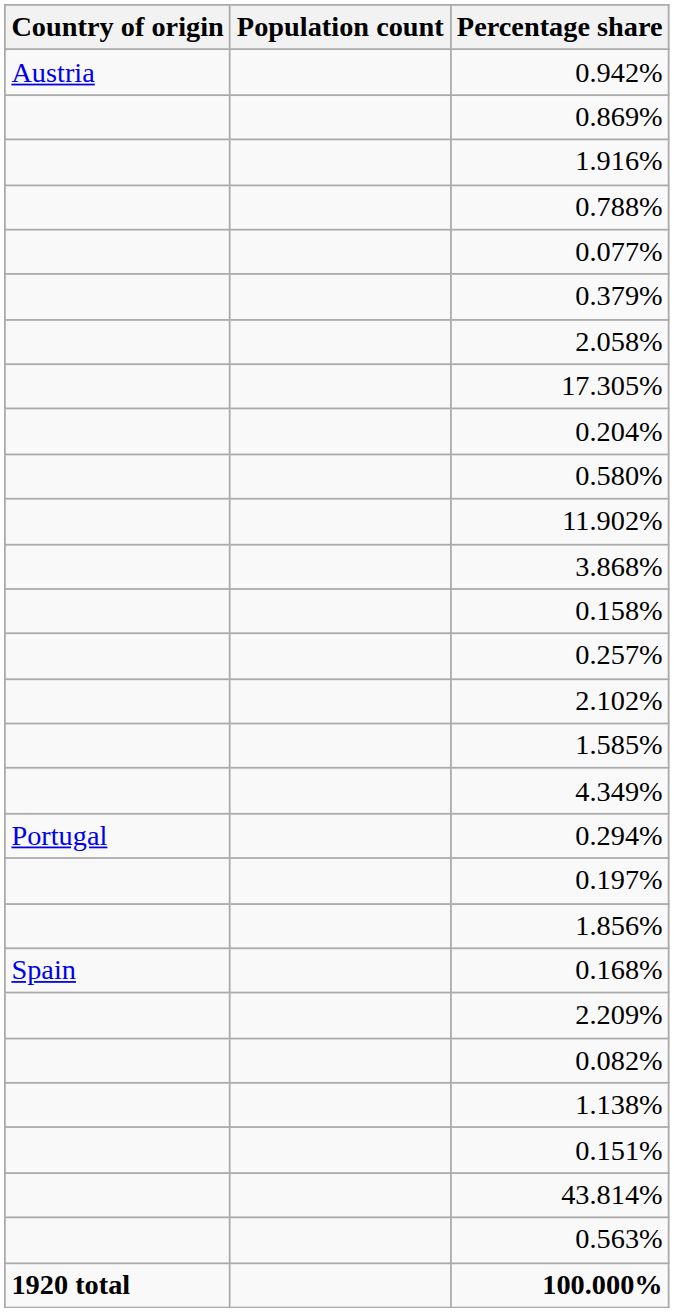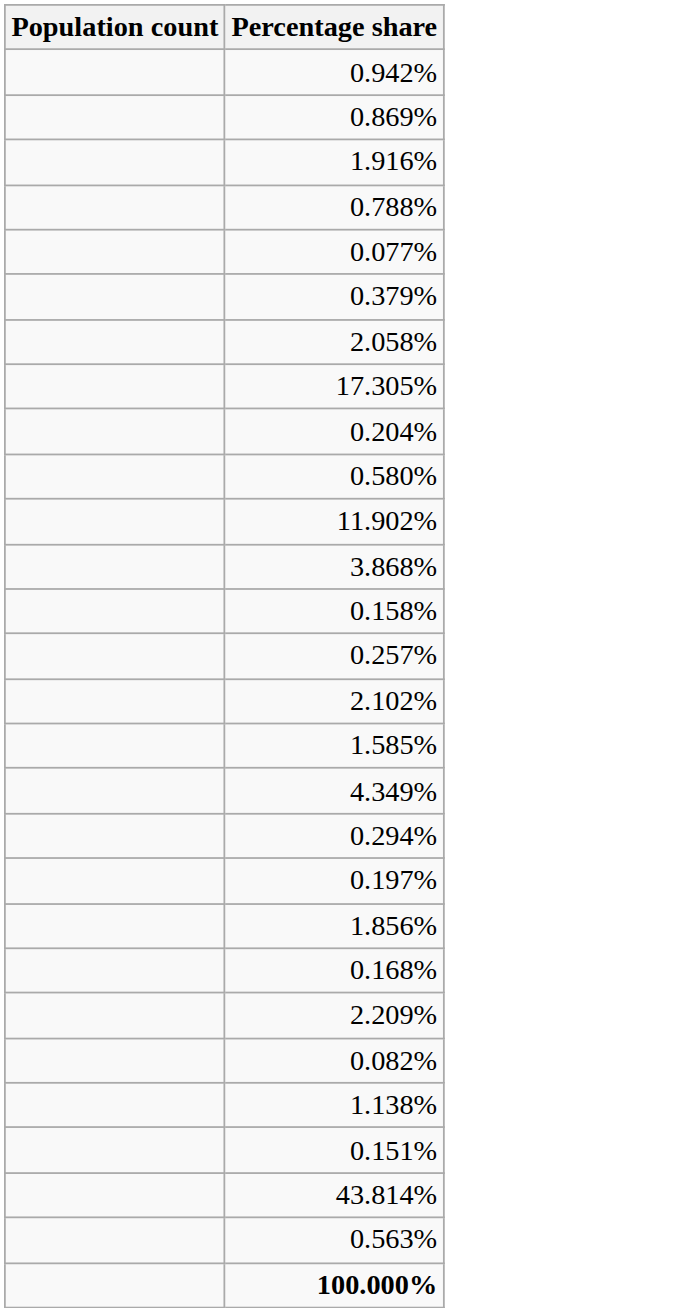- column: (118, 26)
